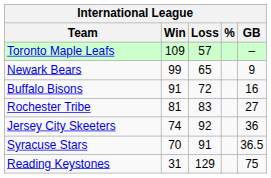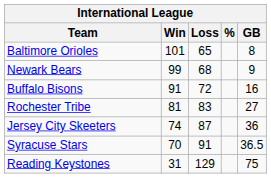- row: (61, 51)
+ row: (52, 51)
(205, 70) 65 -> (205, 70) 68
(205, 126) 92 -> (205, 126) 87
